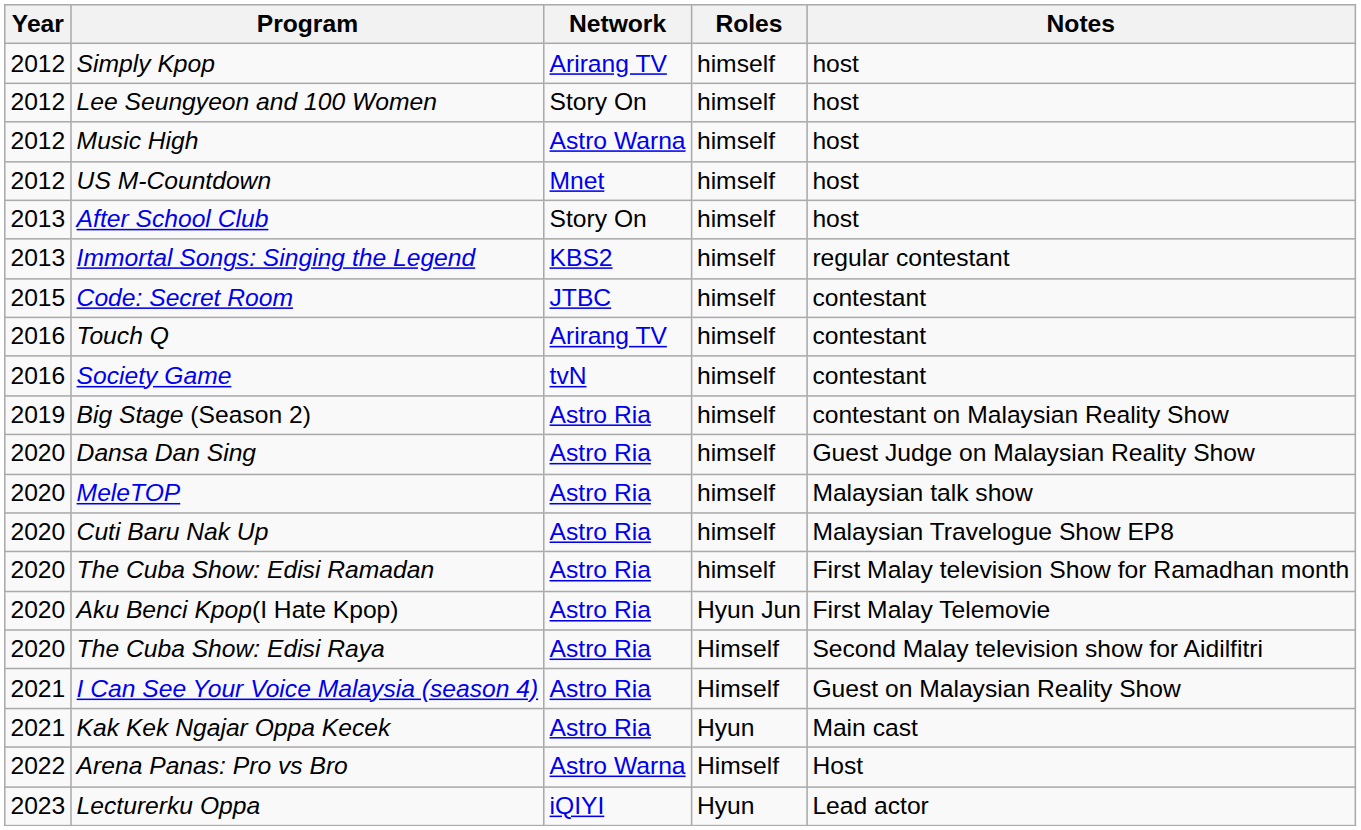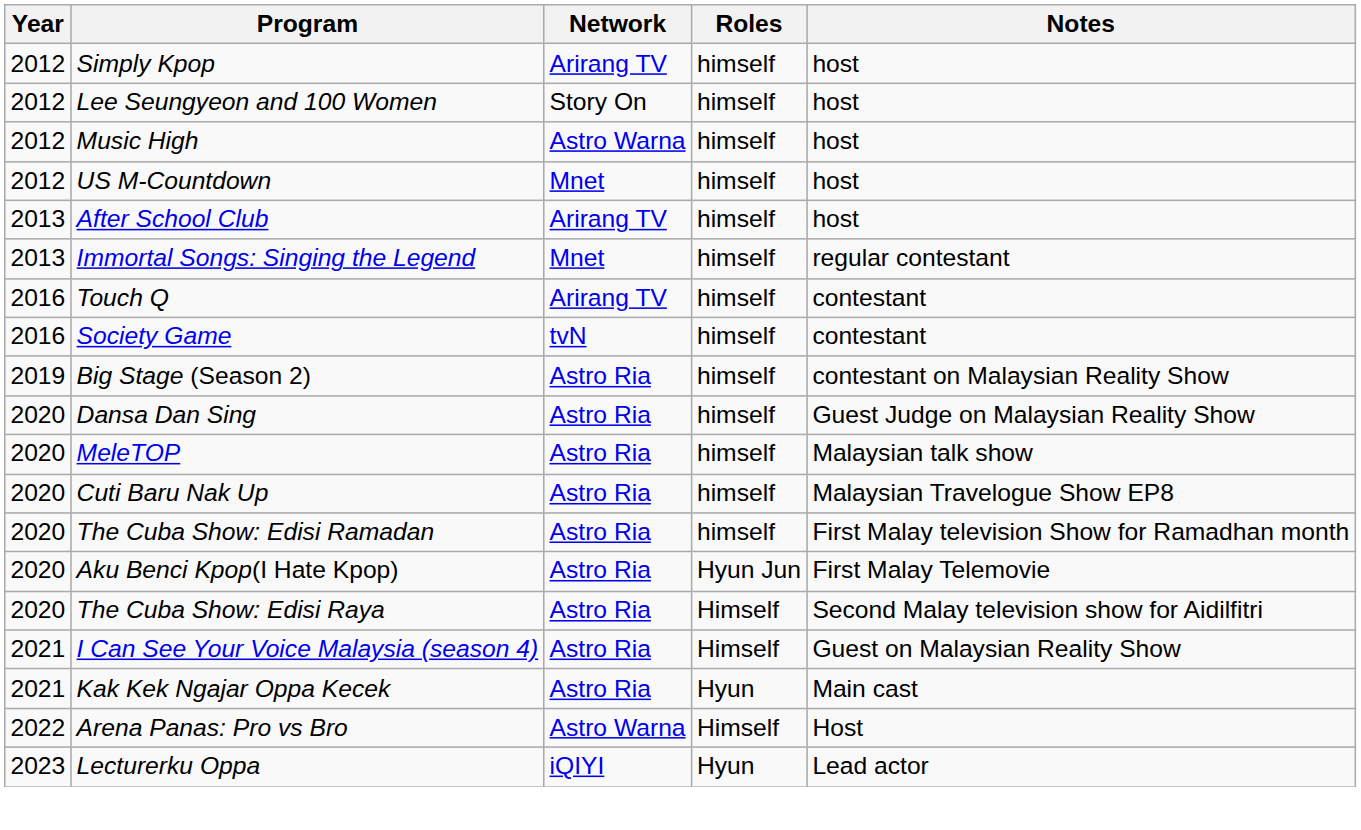(598, 219) Story On -> (608, 219) Arirang TV
(581, 258) KBS2 -> (577, 258) Mnet
- row: (185, 297)
